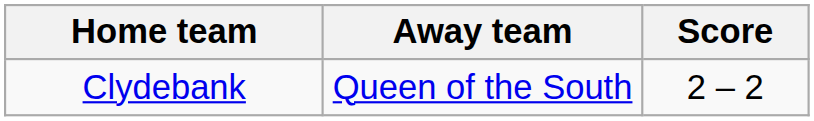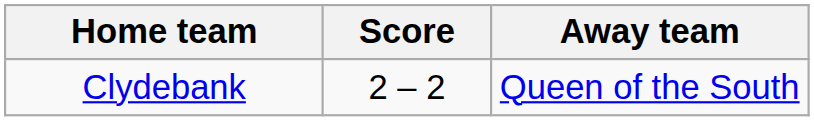columns swapped: (725, 31) <-> (483, 31)
